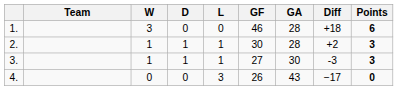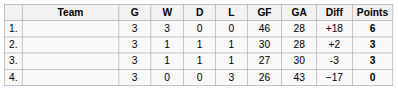+ column: (135, 12)
